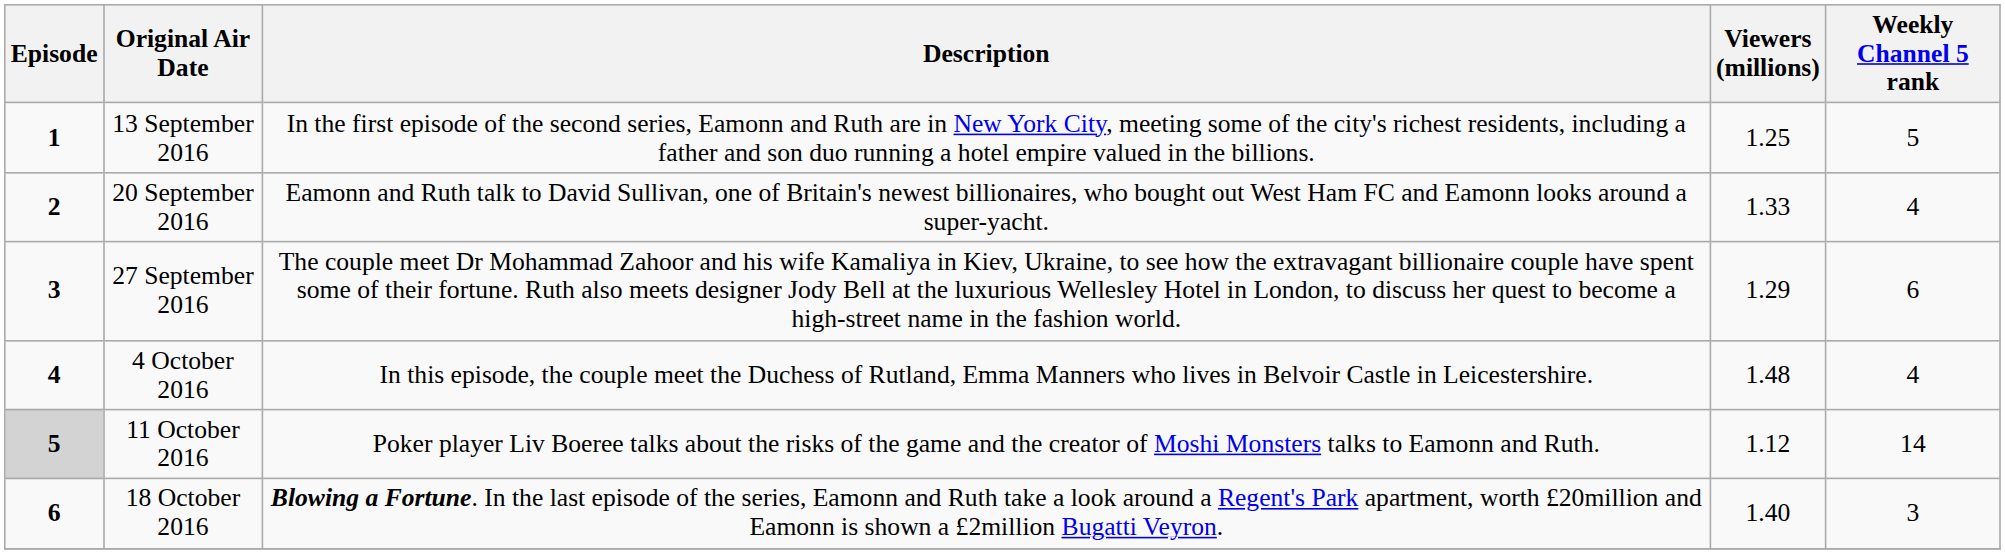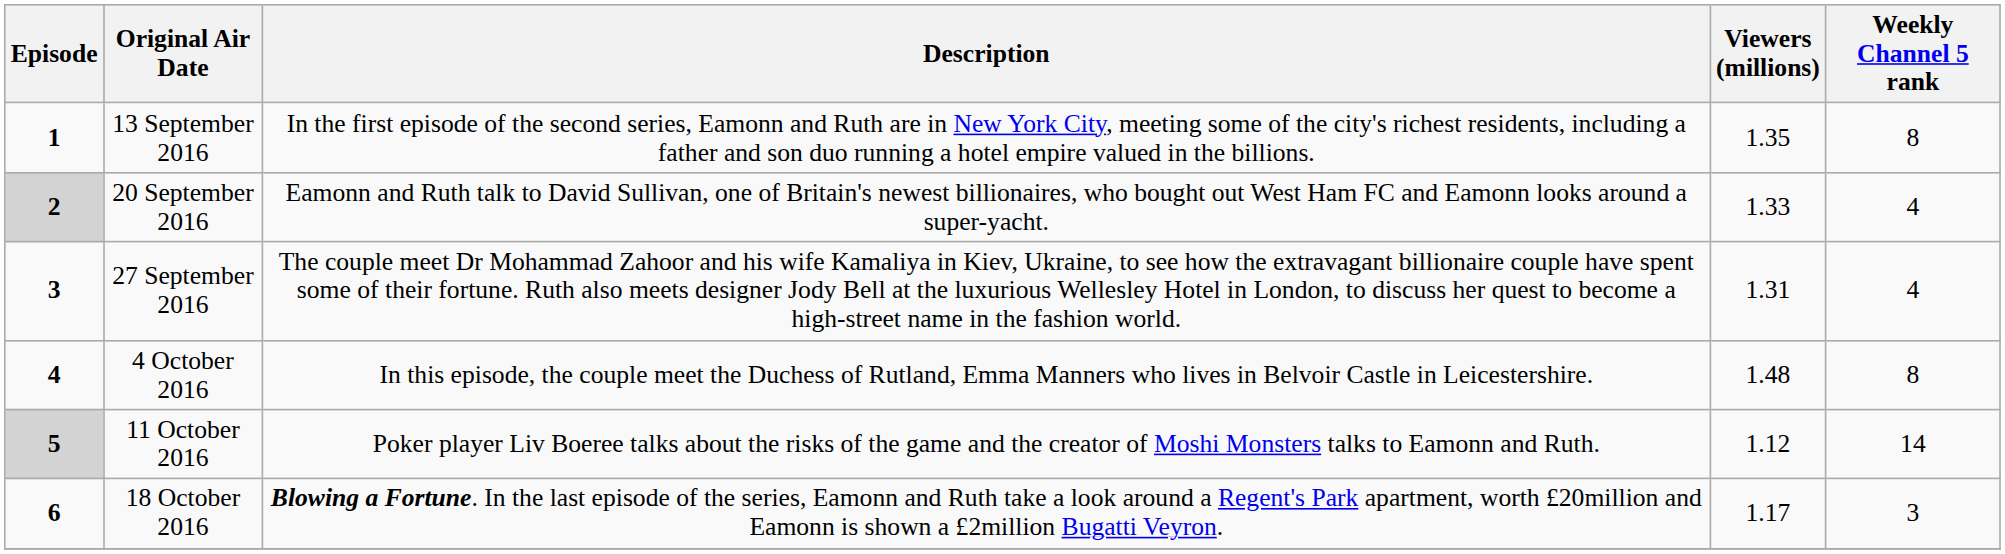(1768, 137) 1.25 -> (1768, 137) 1.35
(1913, 137) 5 -> (1913, 137) 8
(54, 206) no background -> (54, 206) lightgrey background
(1768, 290) 1.29 -> (1768, 290) 1.31
(1913, 290) 6 -> (1913, 290) 4
(1913, 374) 4 -> (1913, 374) 8
(1768, 513) 1.40 -> (1768, 513) 1.17
